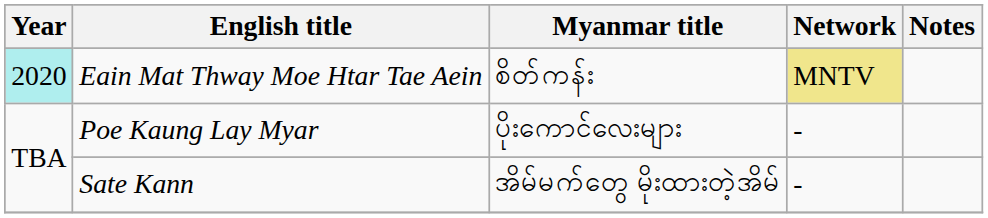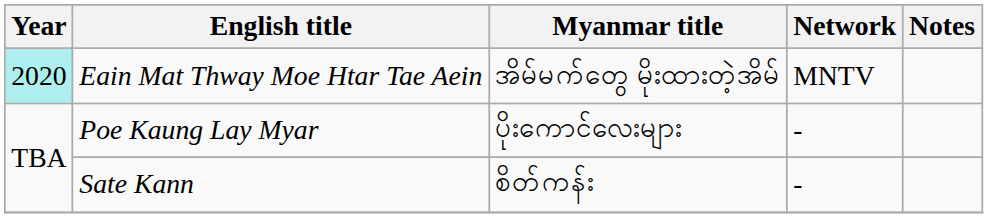(544, 73) စိတ်ကန်း -> (638, 73) အိမ်မက်တွေ မိုးထားတဲ့အိမ်
(834, 75) khaki background -> (834, 75) no background
(638, 182) အိမ်မက်တွေ မိုးထားတဲ့အိမ် -> (544, 182) စိတ်ကန်း
